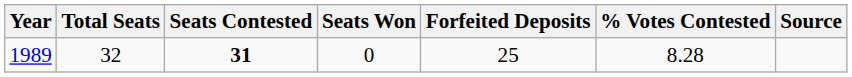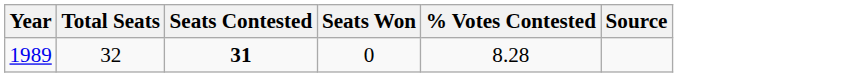- column: (508, 21)
